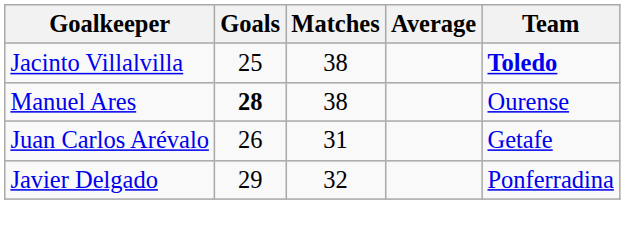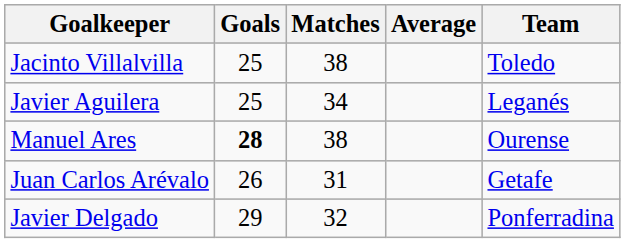(522, 62) bold -> (521, 62) normal
+ row: (85, 101)
